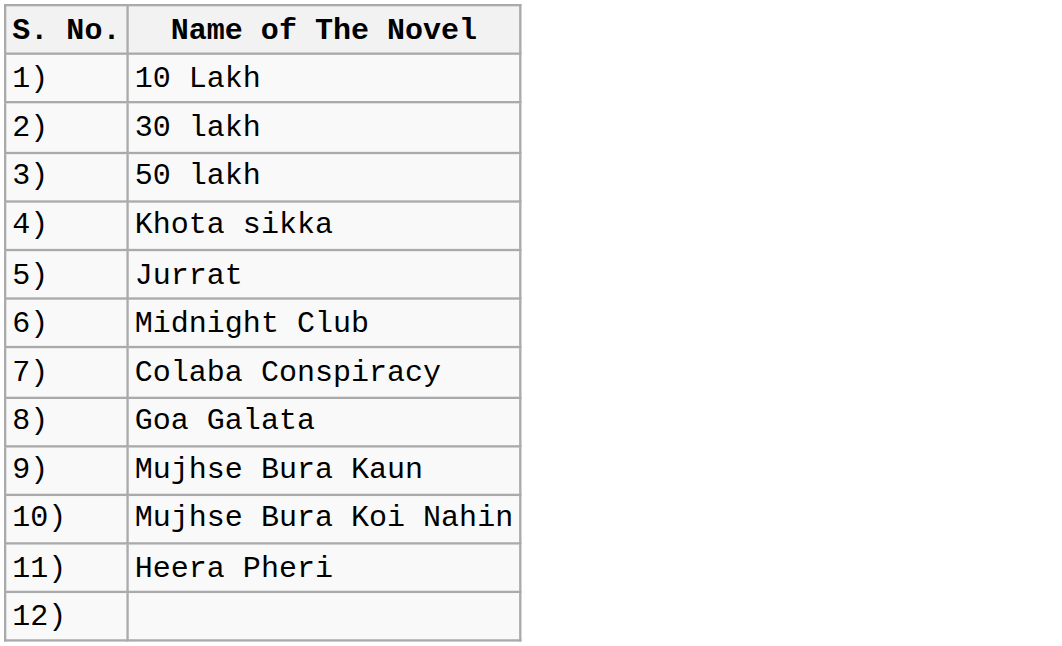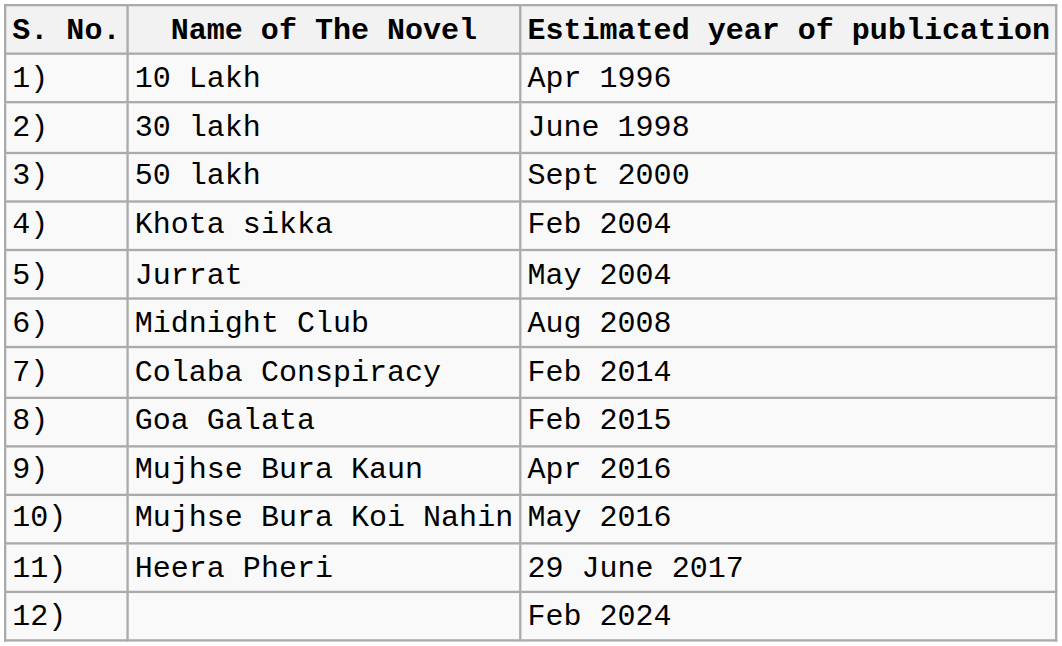+ column: (789, 30)
